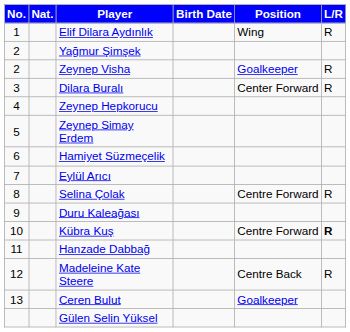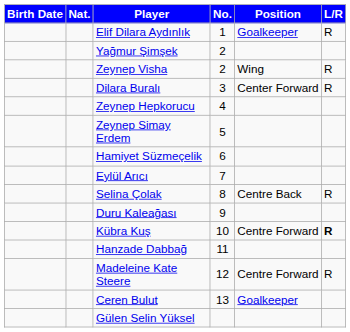columns swapped: (17, 14) <-> (204, 14)
(251, 32) Wing -> (268, 32) Goalkeeper
(268, 69) Goalkeeper -> (251, 69) Wing
(278, 194) Centre Forward -> (270, 194) Centre Back
(270, 274) Centre Back -> (278, 274) Centre Forward
